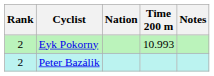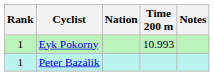(20, 44) 2 -> (20, 44) 1
(20, 62) 2 -> (20, 62) 1
